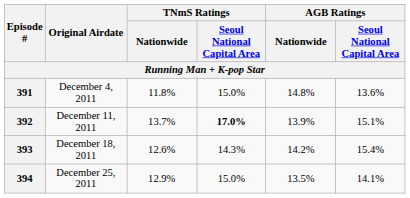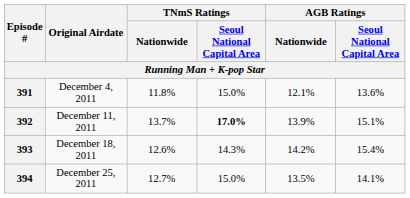(301, 92) 14.8% -> (301, 92) 12.1%
(162, 178) 12.9% -> (162, 178) 12.7%
